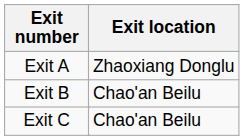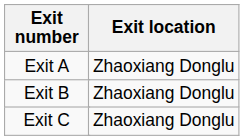(147, 93) Chao'an Beilu -> (164, 93) Zhaoxiang Donglu
(147, 120) Chao'an Beilu -> (164, 120) Zhaoxiang Donglu
